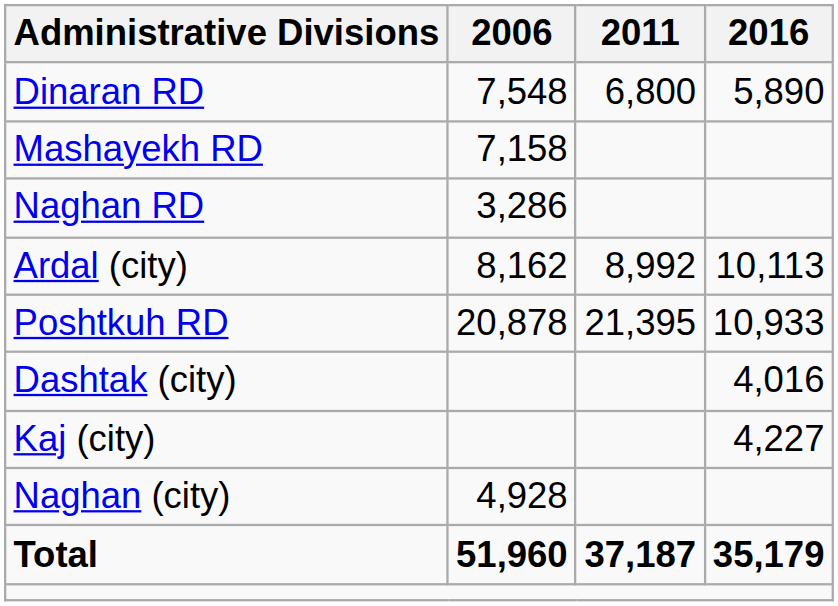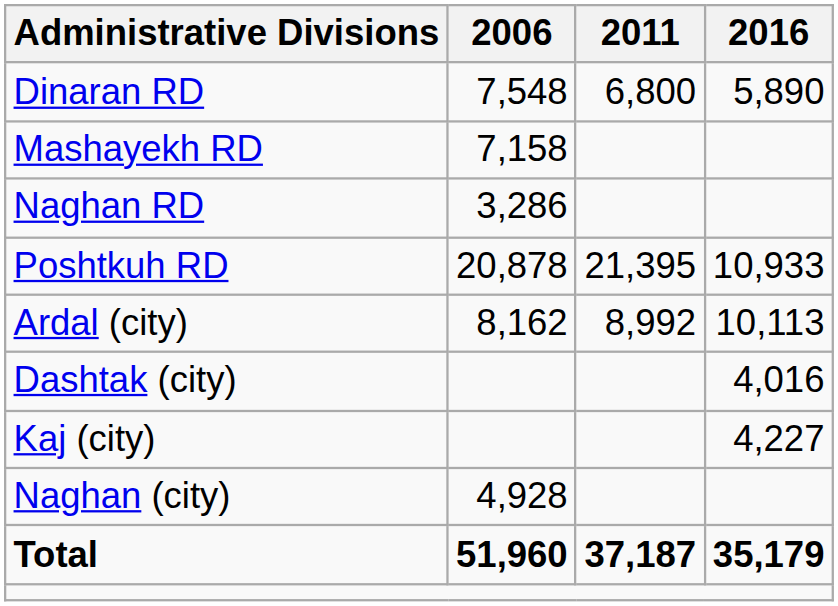rows swapped: (121, 322) <-> (101, 264)
